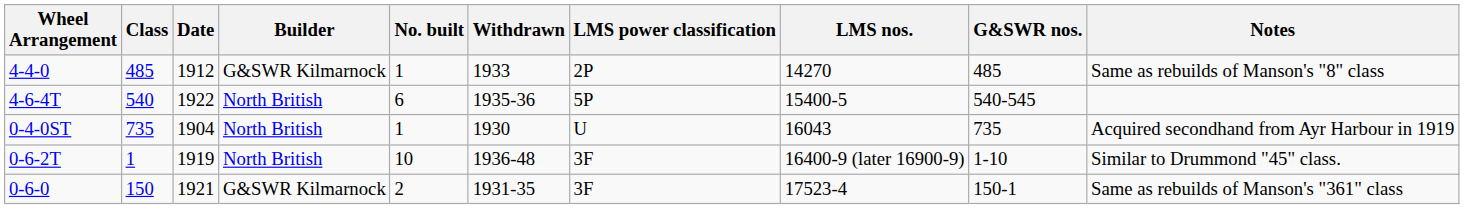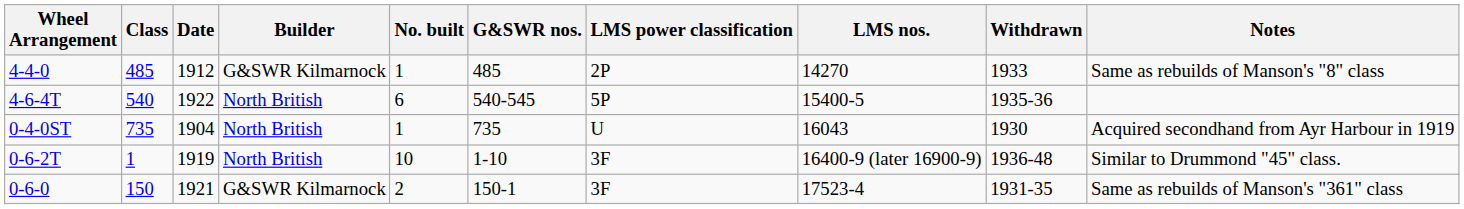columns swapped: (1028, 29) <-> (519, 29)
